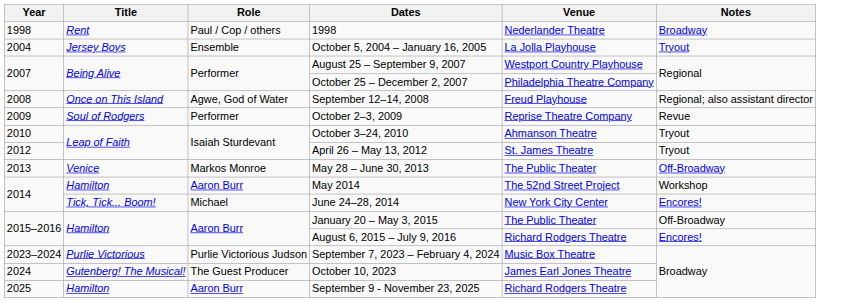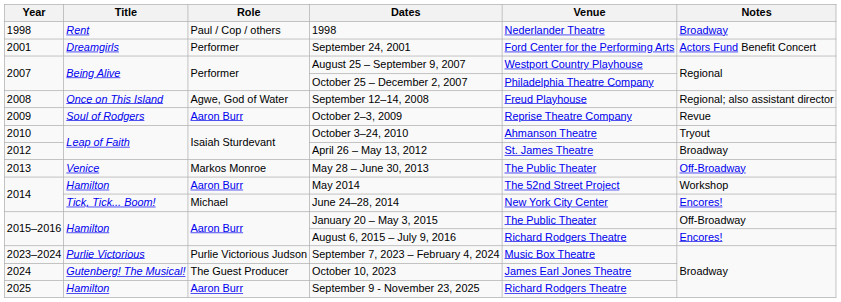+ row: (361, 47)
- row: (399, 47)
(215, 116) Performer -> (217, 116) Aaron Burr
(674, 151) Tryout -> (704, 151) Broadway
